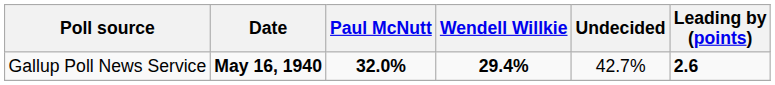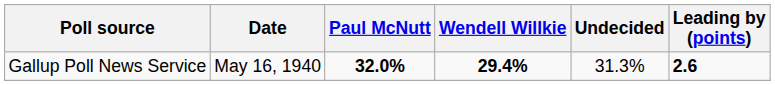(268, 66) bold -> (268, 66) normal
(621, 66) 42.7% -> (620, 66) 31.3%
